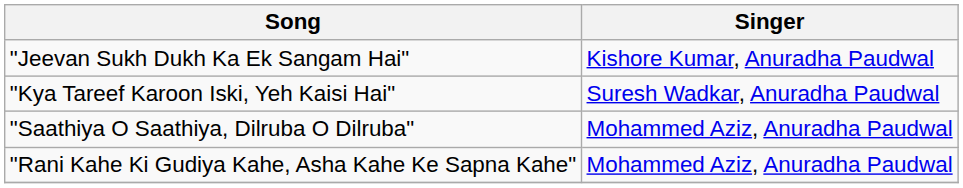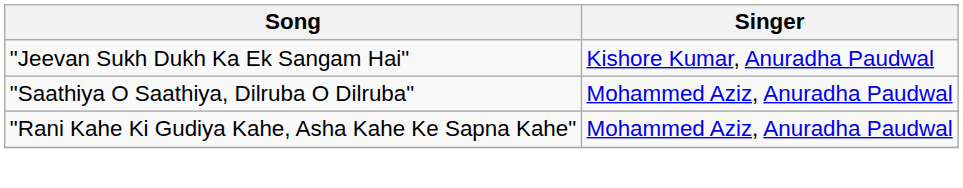- row: (203, 93)
